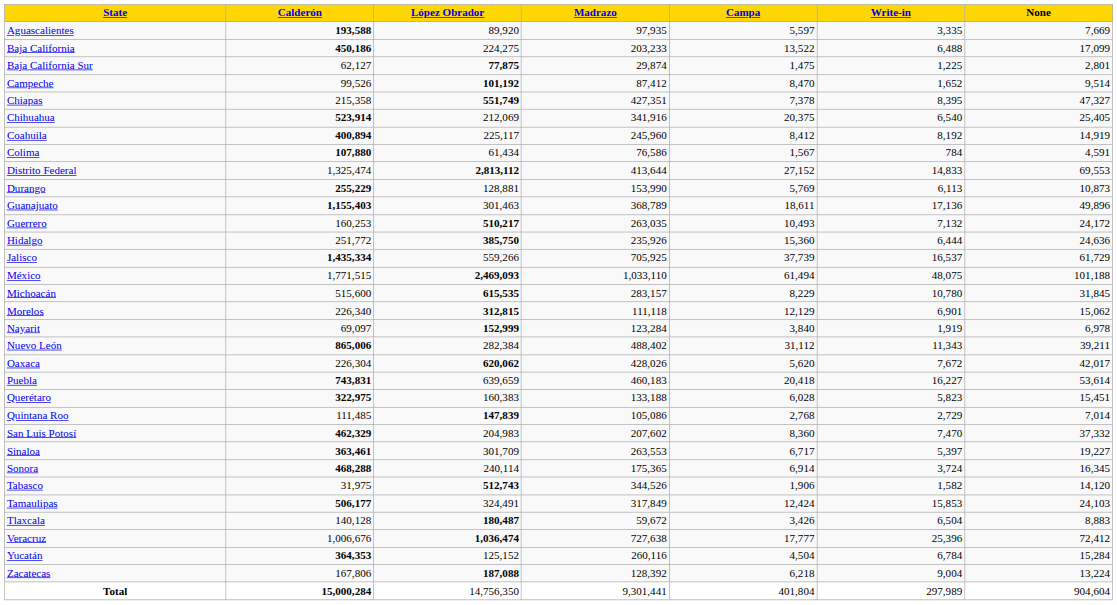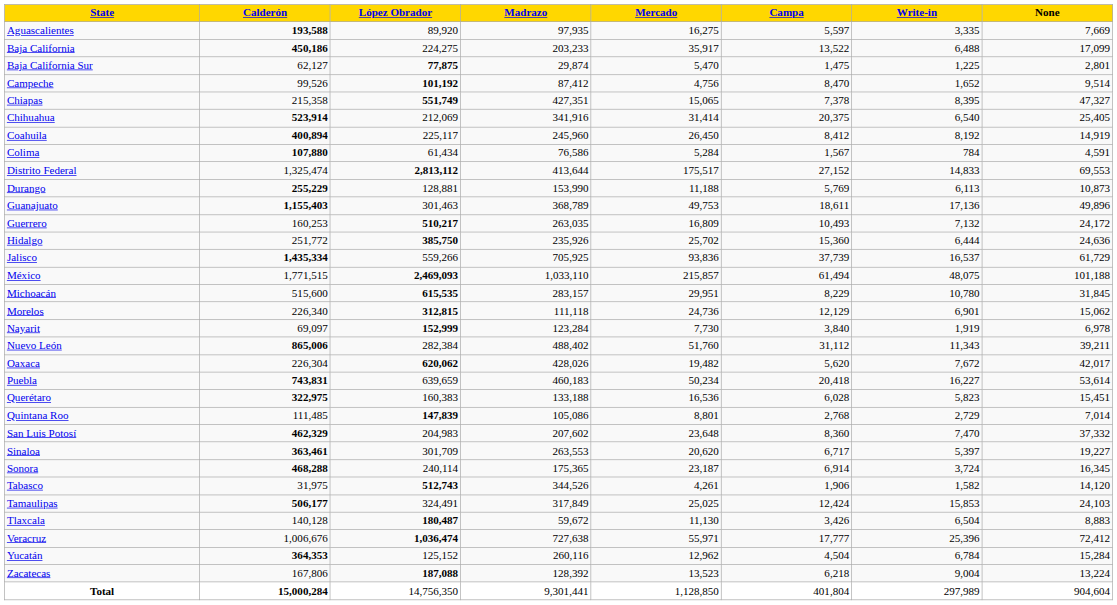+ column: (656, 13)
